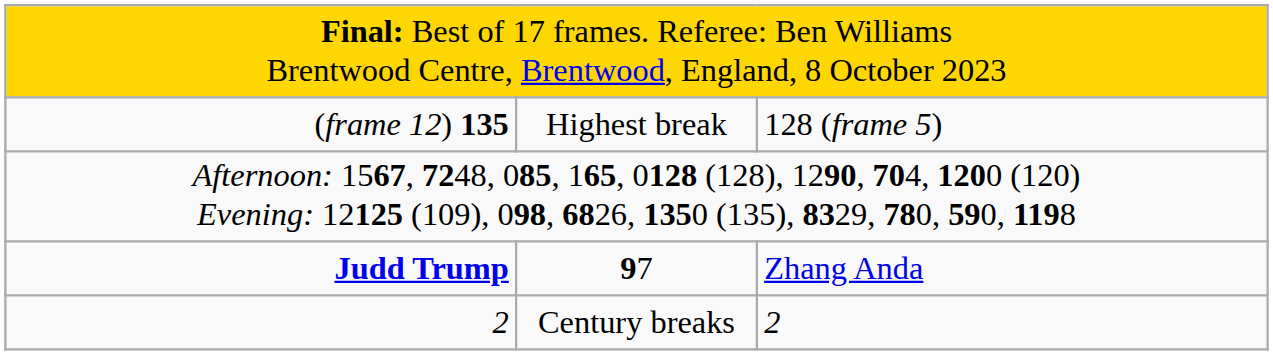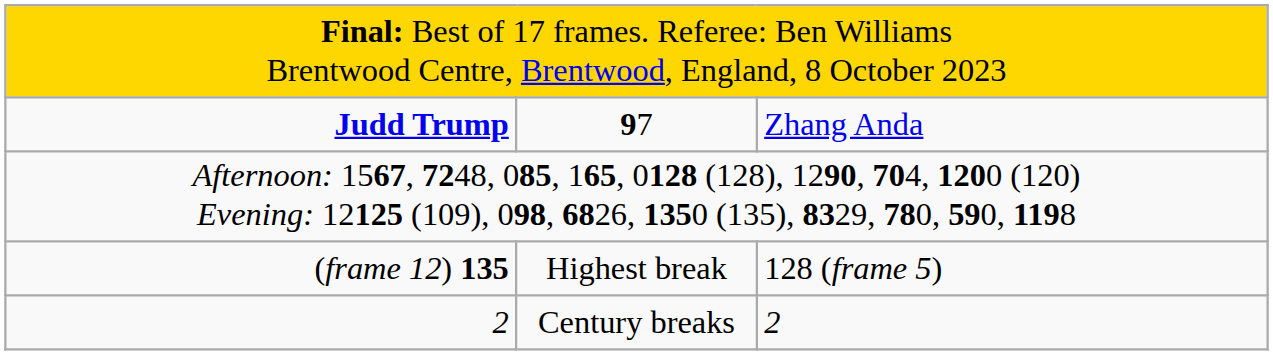rows swapped: (422, 268) <-> (412, 123)
